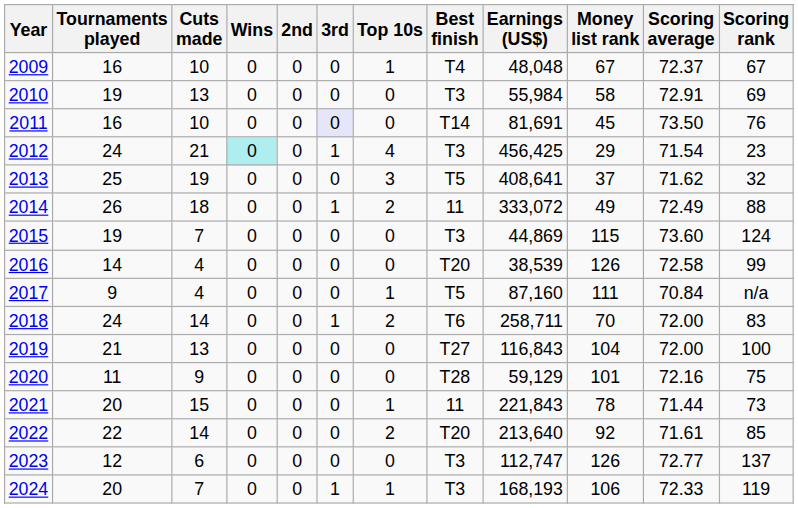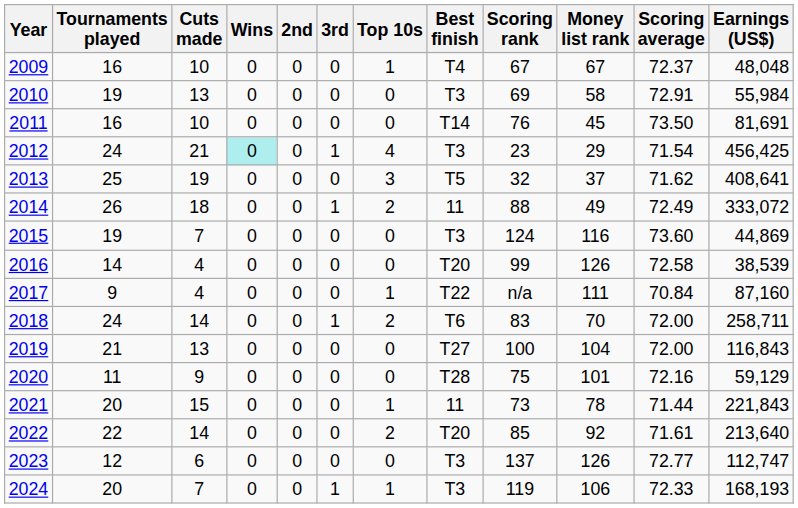columns swapped: (525, 29) <-> (756, 29)
(335, 123) lavender background -> (335, 123) no background
(605, 236) 115 -> (595, 236) 116
(455, 292) T5 -> (455, 292) T22
